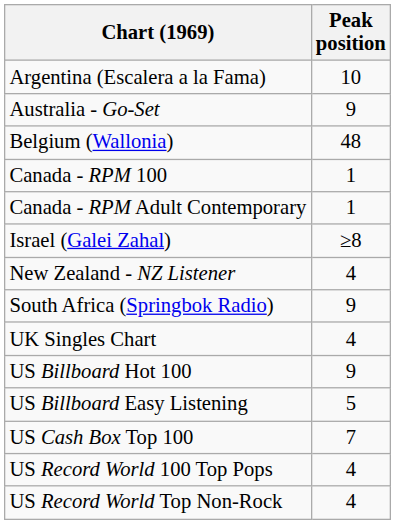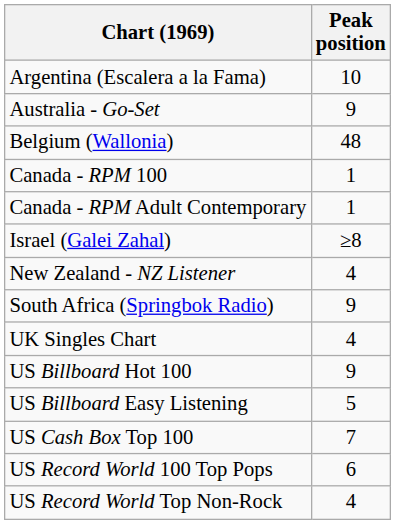(351, 469) 4 -> (351, 469) 6
